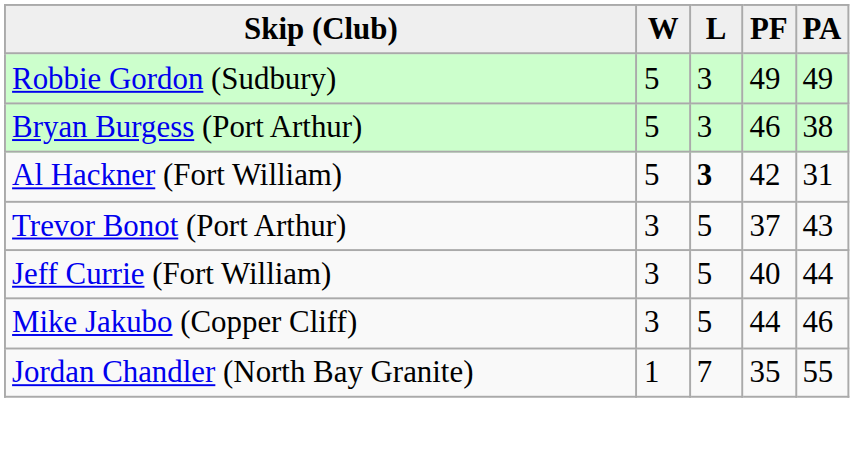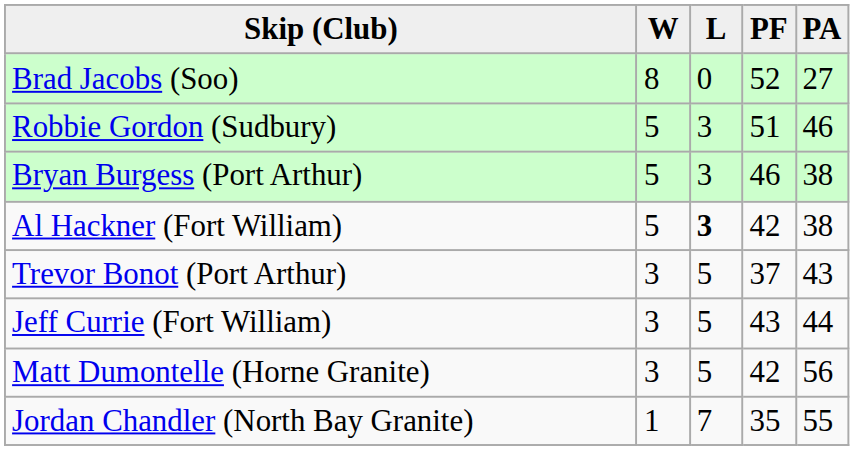+ row: (125, 77)
(765, 77) 49 -> (765, 126) 51
(818, 77) 49 -> (818, 126) 46
(818, 175) 31 -> (818, 224) 38
(765, 273) 40 -> (765, 322) 43
+ row: (221, 371)
- row: (185, 322)
